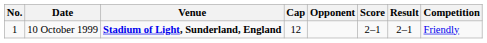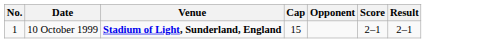- column: (452, 12)
(296, 29) 12 -> (296, 29) 15
